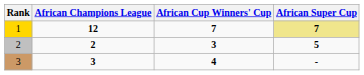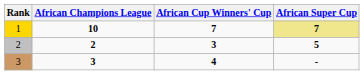(93, 29) 12 -> (93, 29) 10
